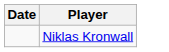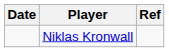+ column: (150, 15)
